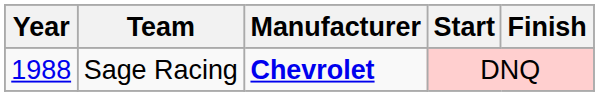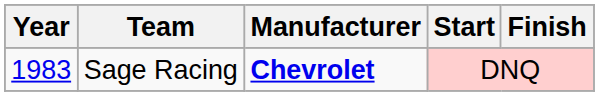(41, 69) 1988 -> (41, 69) 1983
